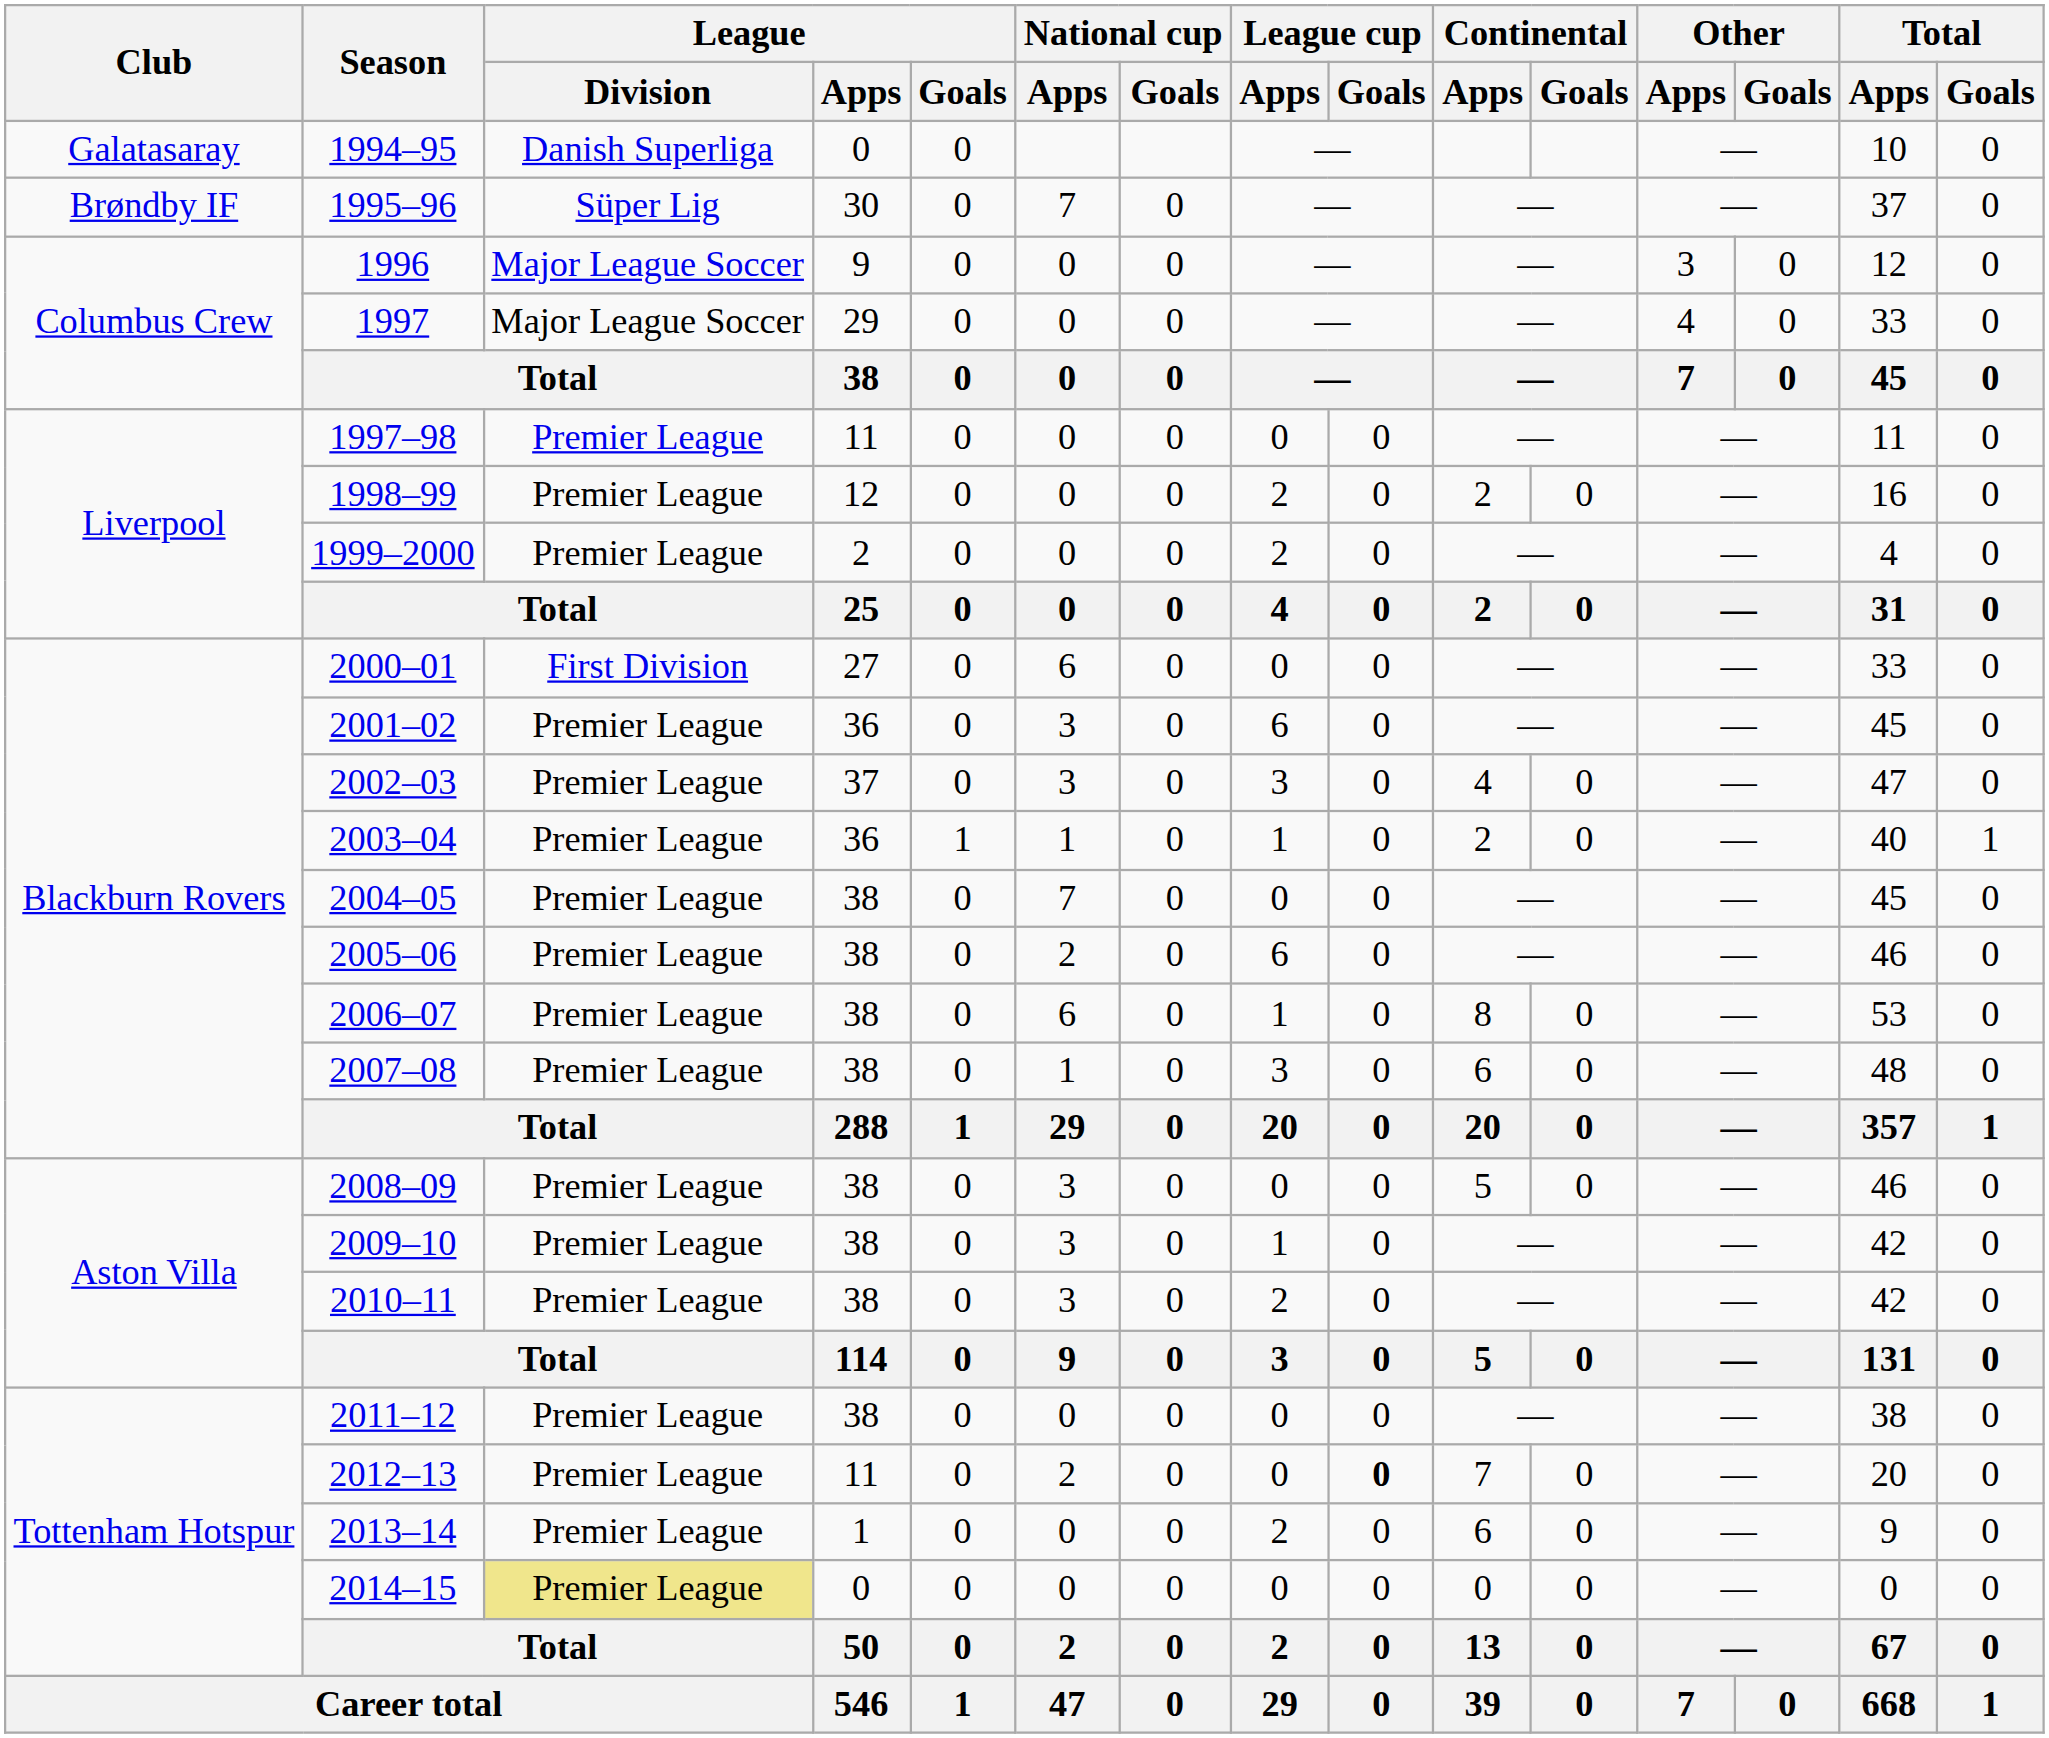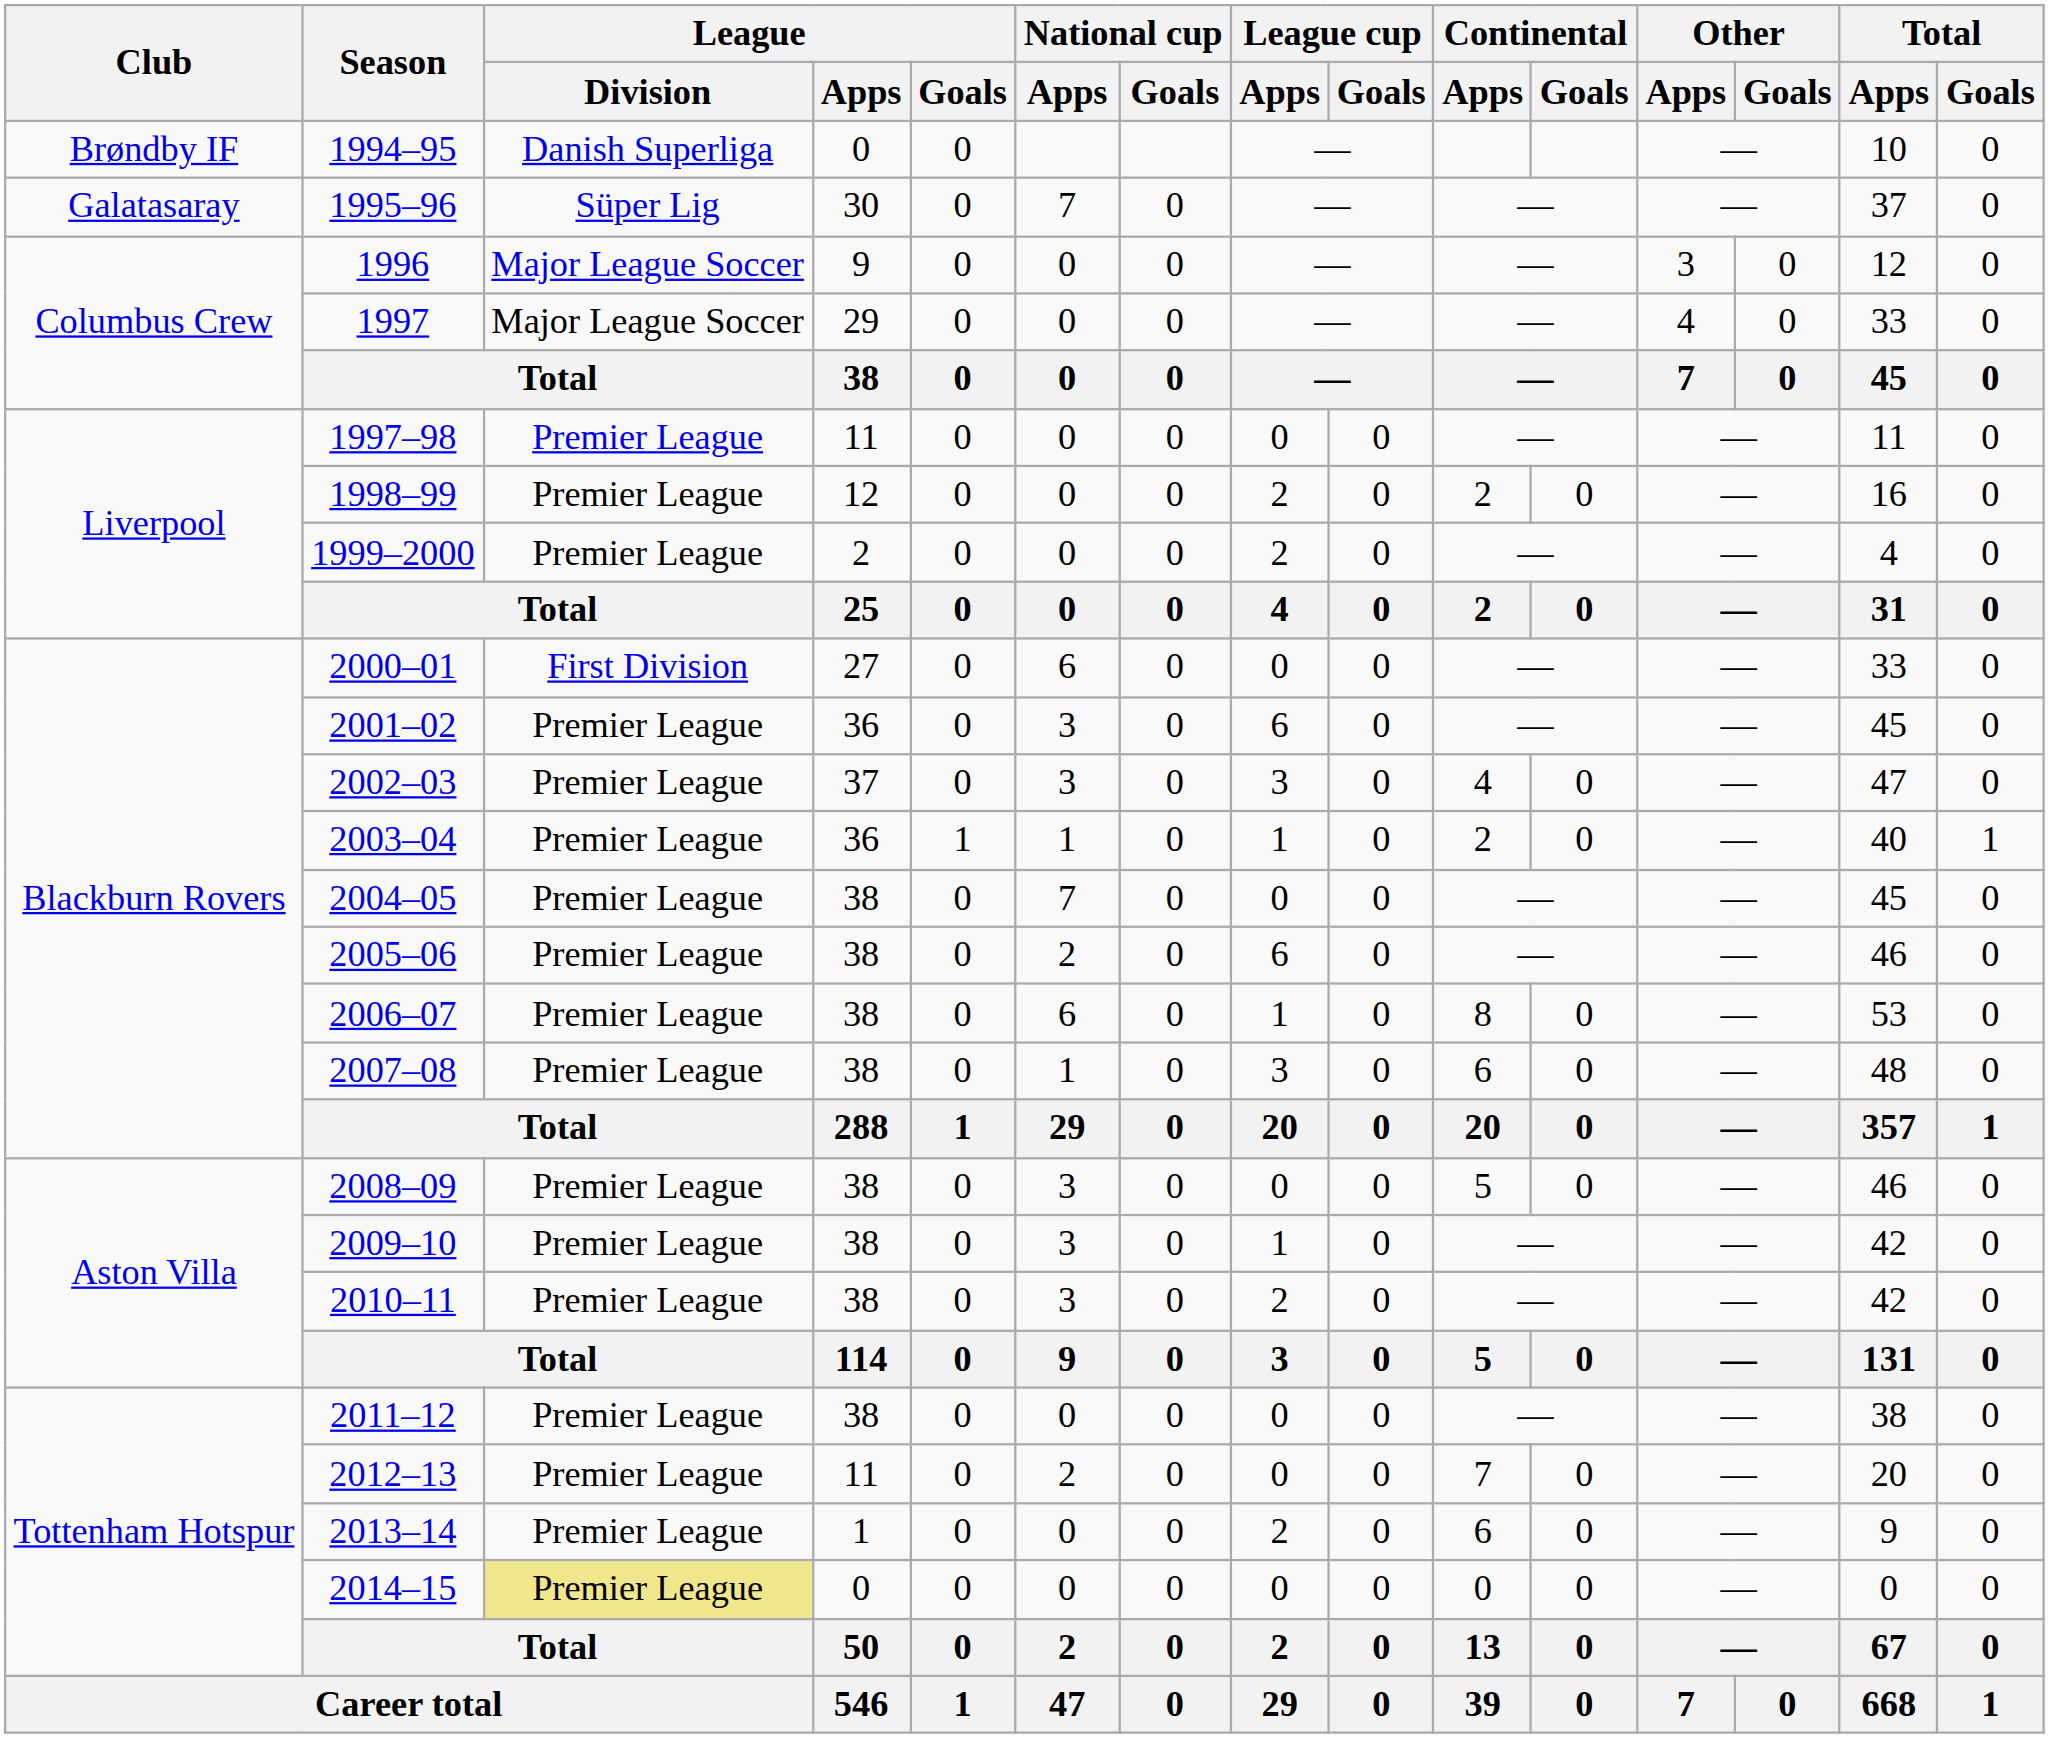(154, 148) Galatasaray -> (154, 148) Brøndby IF
(154, 206) Brøndby IF -> (154, 206) Galatasaray
(1381, 1473) bold -> (1381, 1473) normal
